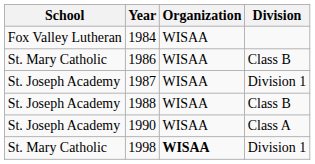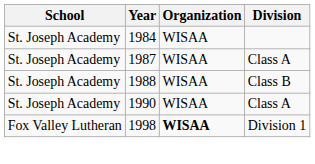(65, 37) Fox Valley Lutheran -> (64, 37) St. Joseph Academy
- row: (142, 59)
(277, 81) Division 1 -> (269, 59) Class A
(57, 147) St. Mary Catholic -> (65, 125) Fox Valley Lutheran
